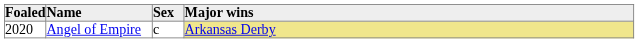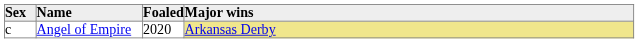columns swapped: (25, 12) <-> (163, 12)
